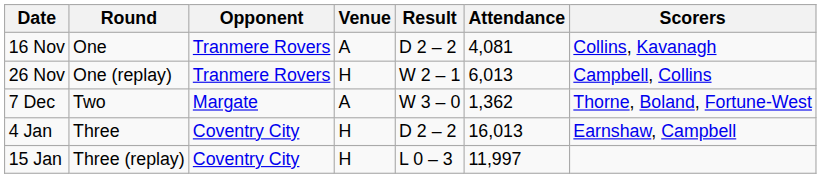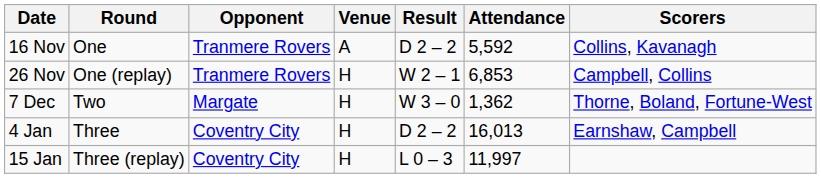(491, 46) 4,081 -> (491, 46) 5,592
(491, 74) 6,013 -> (491, 74) 6,853
(344, 103) A -> (345, 103) H
